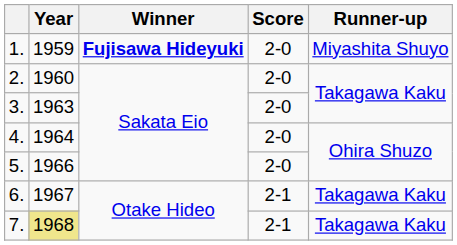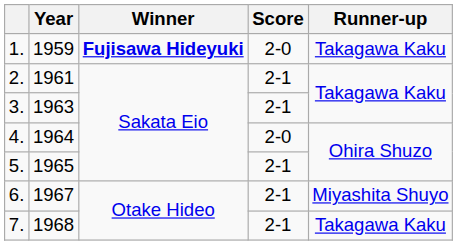(380, 48) Miyashita Shuyo -> (380, 48) Takagawa Kaku
(54, 78) 1960 -> (54, 78) 1961
(278, 78) 2-0 -> (278, 78) 2-1
(278, 107) 2-0 -> (278, 107) 2-1
(54, 166) 1966 -> (54, 166) 1965
(278, 166) 2-0 -> (278, 166) 2-1
(380, 195) Takagawa Kaku -> (380, 195) Miyashita Shuyo
(54, 225) khaki background -> (54, 225) no background
